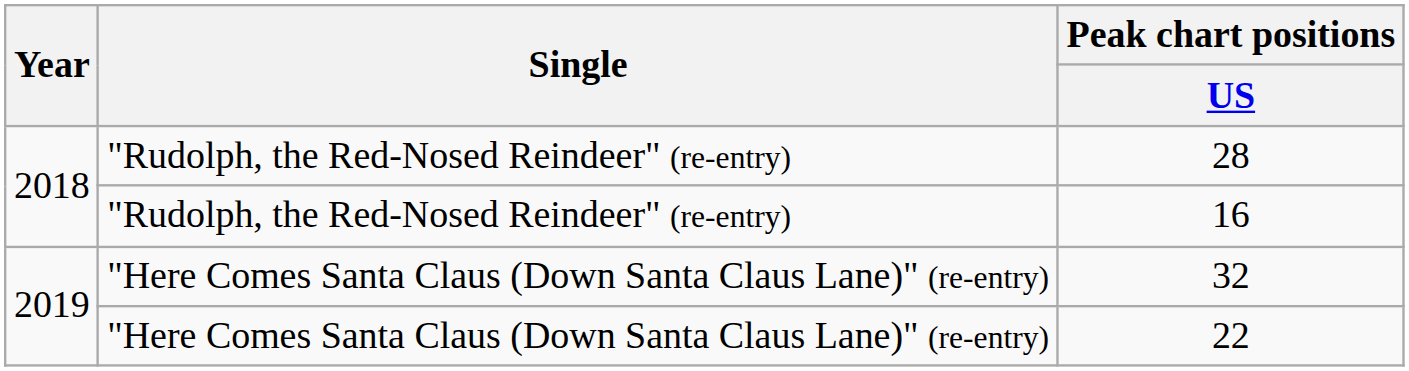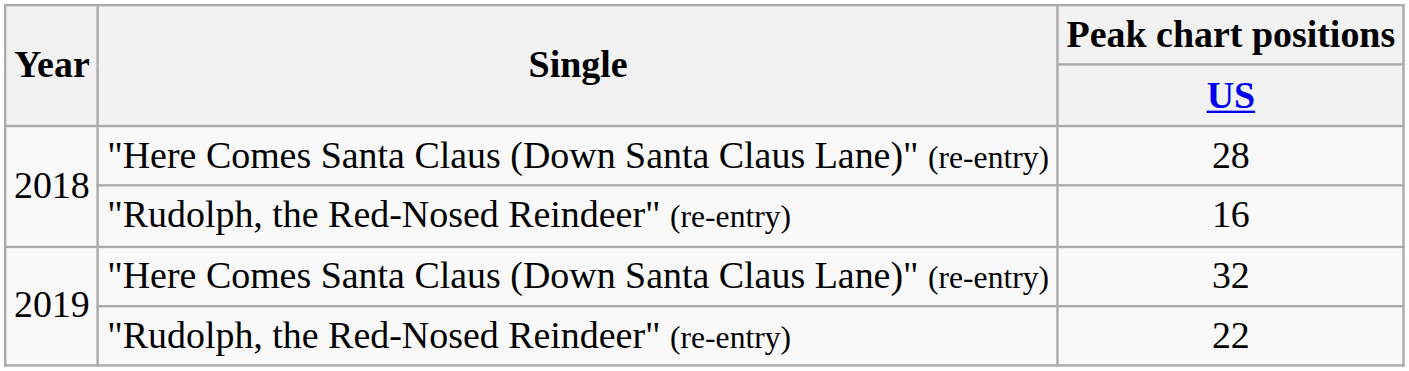(449, 154) "Rudolph, the Red-Nosed Reindeer" (re-entry) -> (578, 154) "Here Comes Santa Claus (Down Santa Claus Lane)" (re-entry)
(578, 335) "Here Comes Santa Claus (Down Santa Claus Lane)" (re-entry) -> (449, 335) "Rudolph, the Red-Nosed Reindeer" (re-entry)
